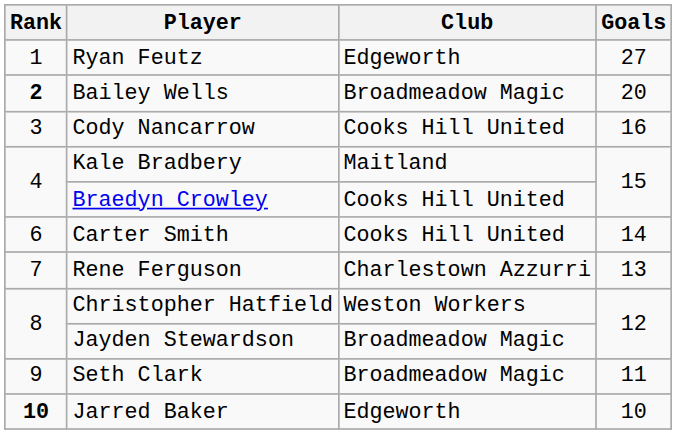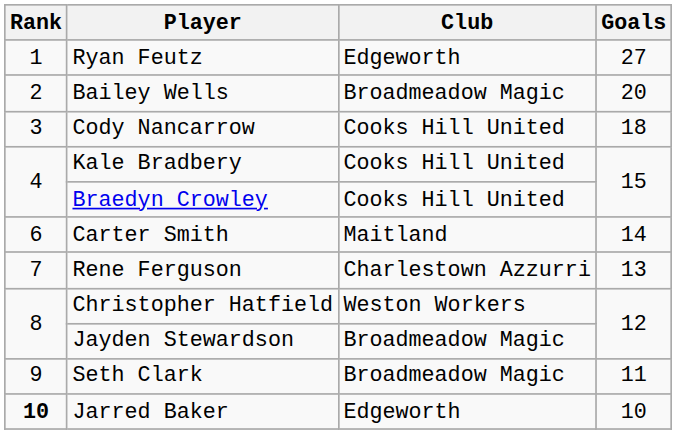(36, 93) bold -> (36, 93) normal
(634, 129) 16 -> (634, 129) 18
(395, 164) Maitland -> (454, 164) Cooks Hill United
(454, 235) Cooks Hill United -> (395, 235) Maitland
